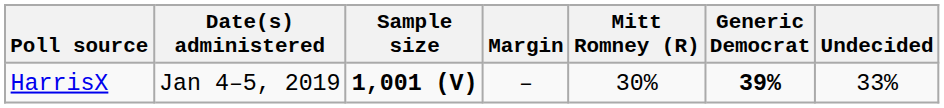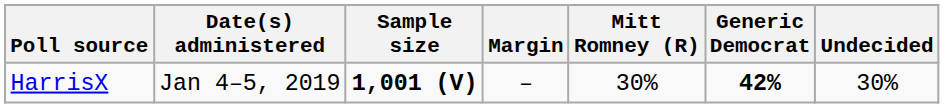(760, 82) 39% -> (760, 82) 42%
(877, 82) 33% -> (877, 82) 30%
